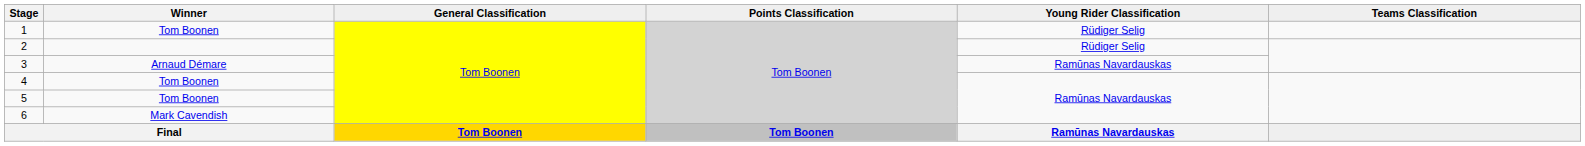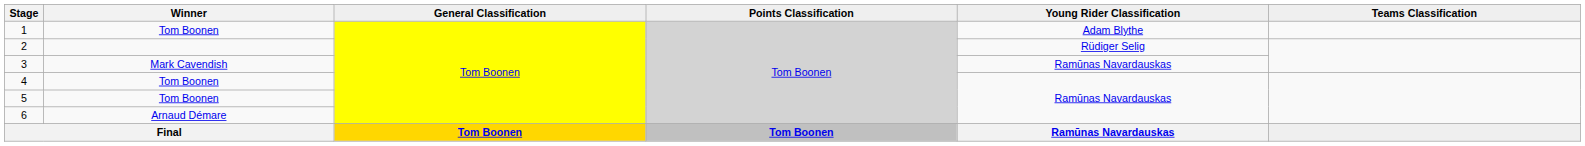(1113, 30) Rüdiger Selig -> (1113, 30) Adam Blythe
(189, 64) Arnaud Démare -> (189, 64) Mark Cavendish
(189, 116) Mark Cavendish -> (189, 116) Arnaud Démare
